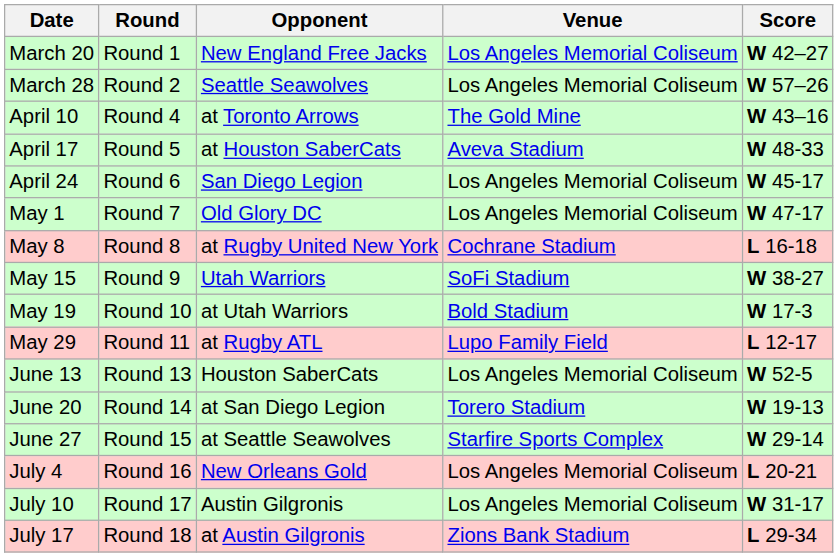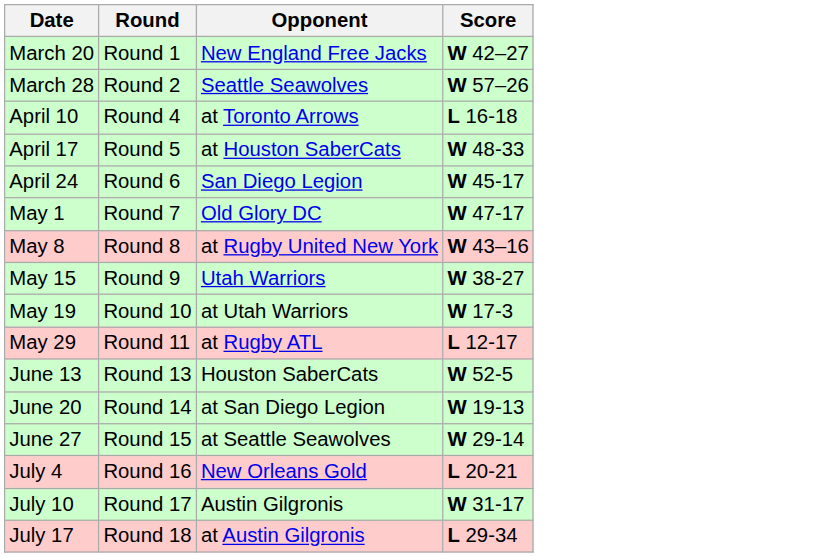- column: (593, 20)
(788, 117) W 43–16 -> (482, 117) L 16-18
(782, 246) L 16-18 -> (488, 246) W 43–16
